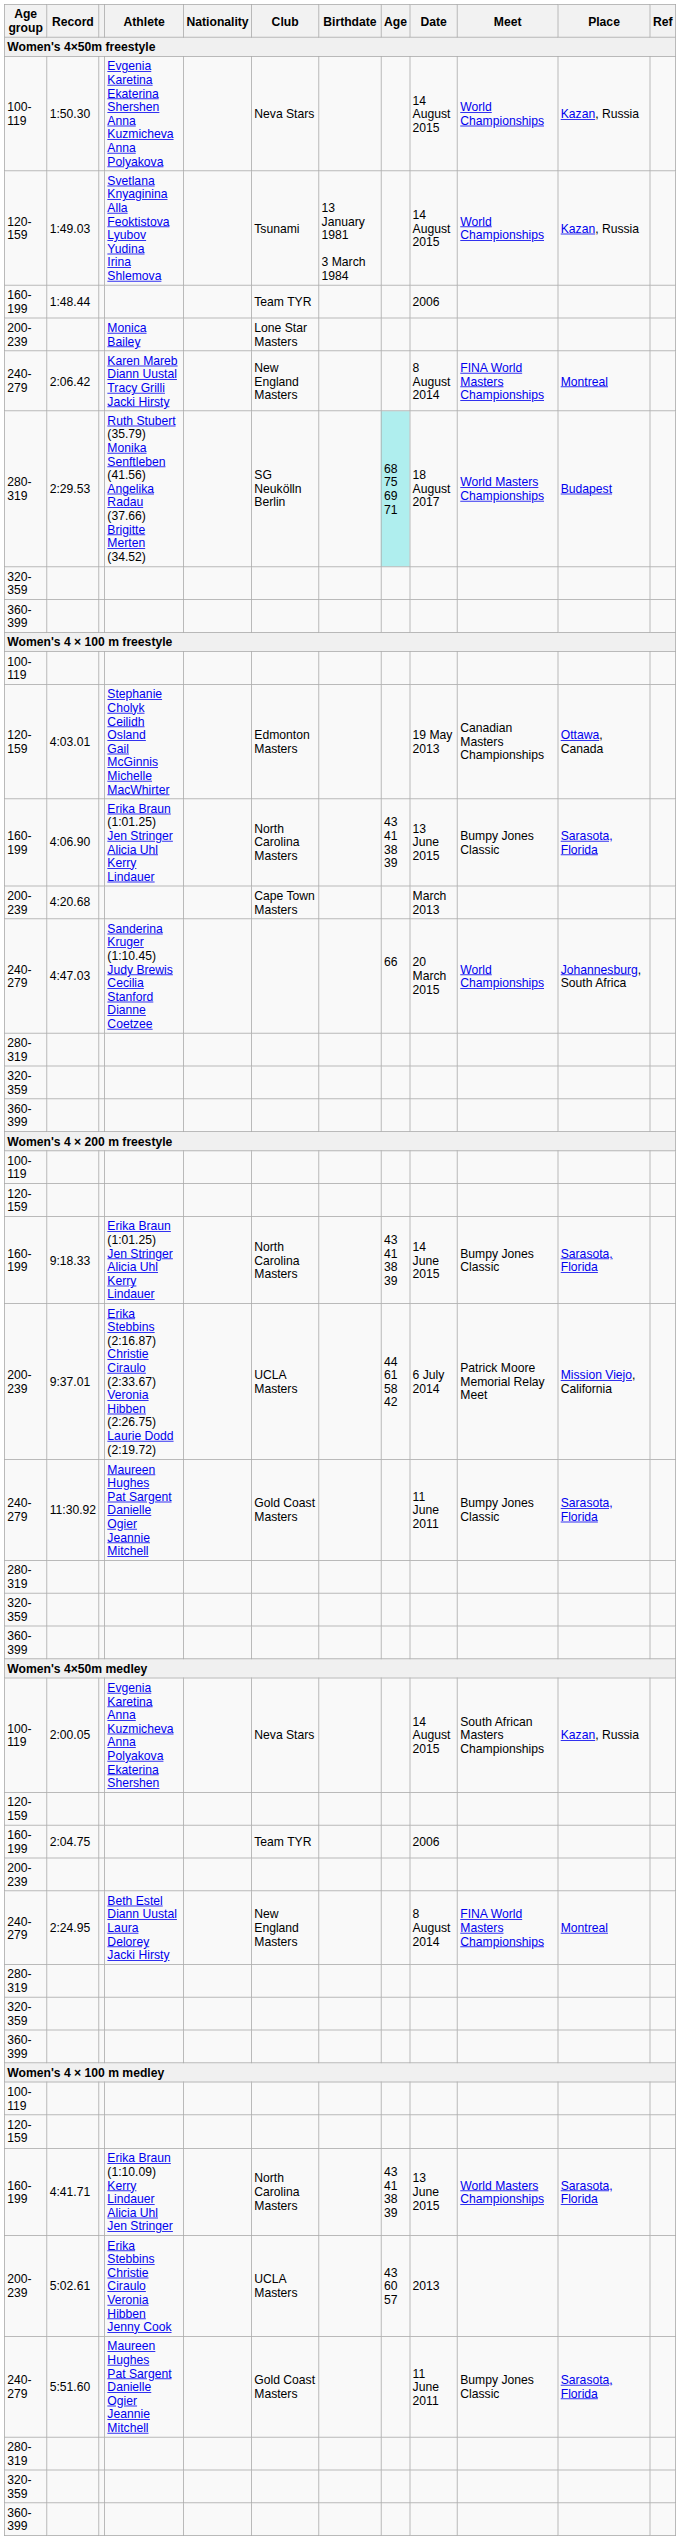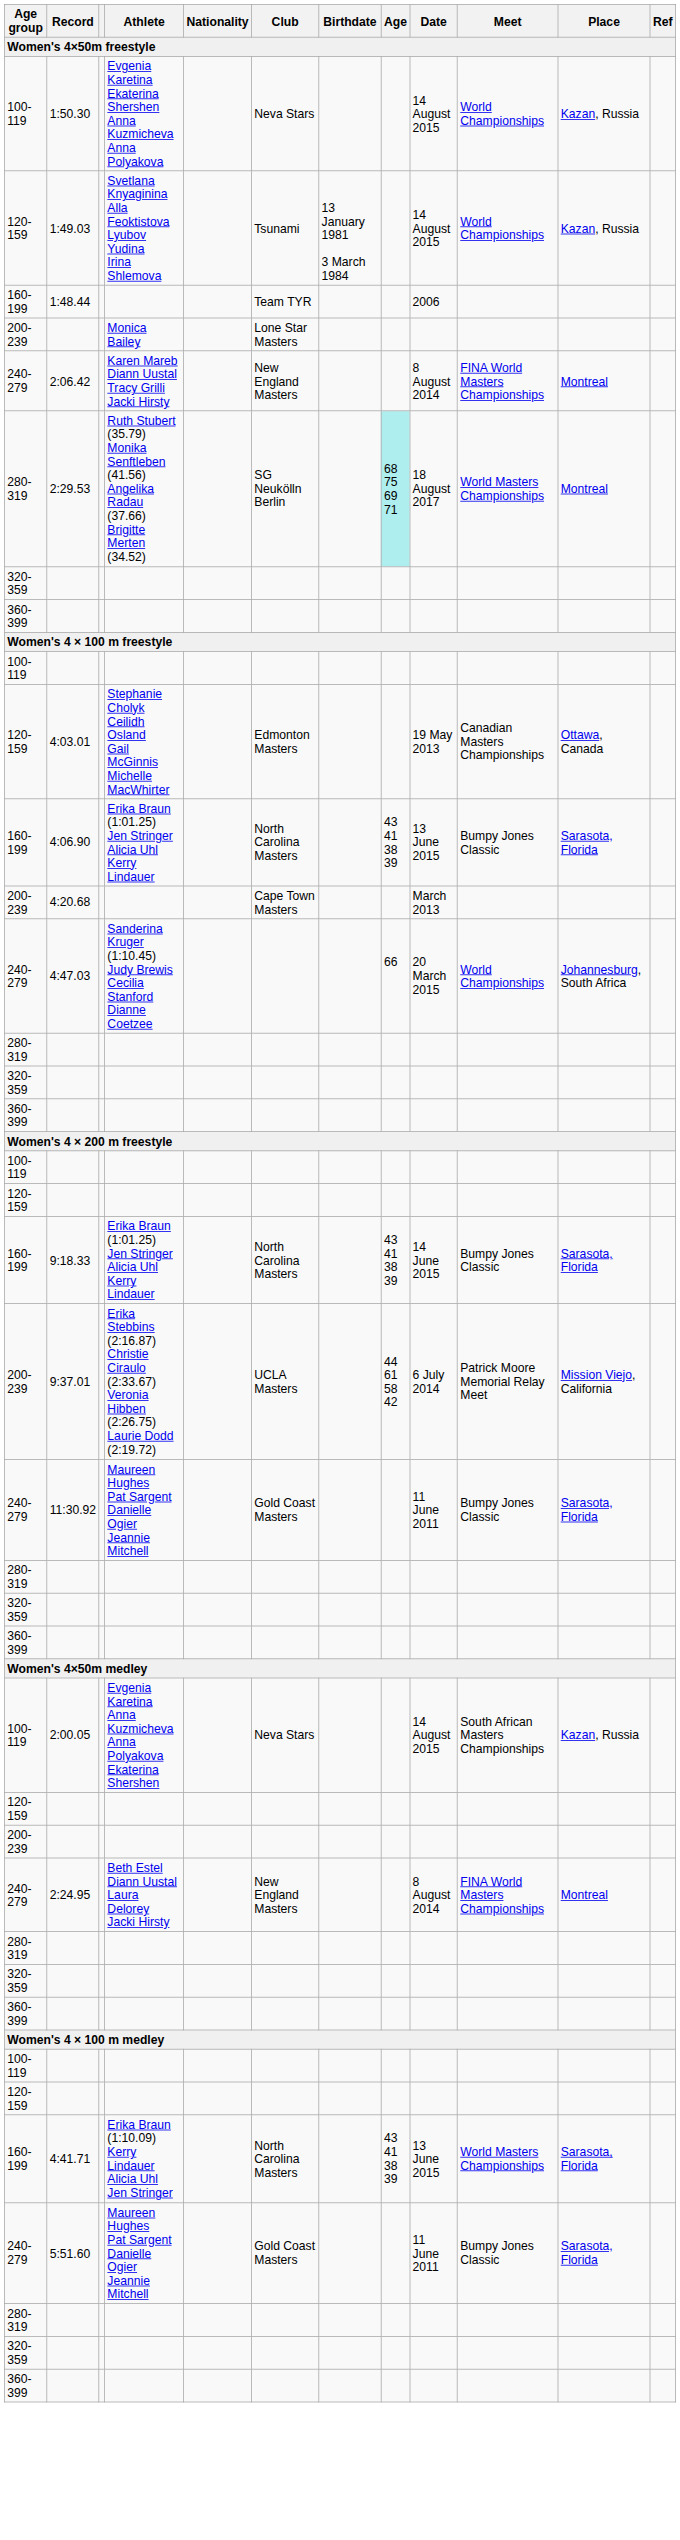(586, 489) Budapest -> (584, 489) Montreal
- row: (19, 1842)
- row: (19, 2286)
